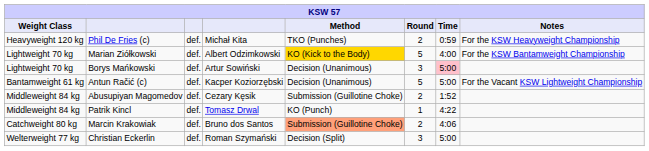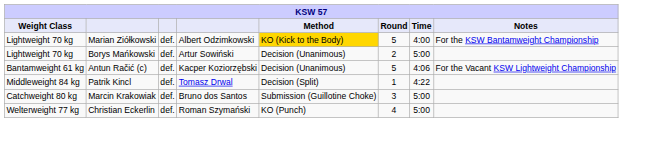- row: (119, 39)
(420, 68) 3 -> (394, 54) 2
(448, 68) pink background -> (422, 54) no background
(448, 82) 5:00 -> (422, 68) 4:06
- row: (135, 96)
(310, 110) KO (Punch) -> (290, 82) Decision (Split)
(345, 124) lightsalmon background -> (319, 96) no background
(420, 124) 2 -> (394, 96) 3
(448, 124) 4:06 -> (422, 96) 5:00
(316, 138) Decision (Split) -> (283, 110) KO (Punch)
(420, 138) 3 -> (394, 110) 4
